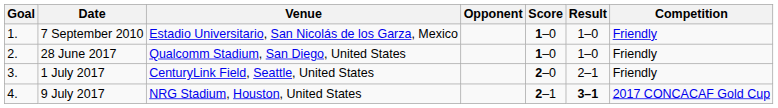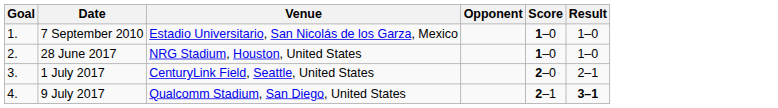- column: (691, 14)
(278, 53) Qualcomm Stadium, San Diego, United States -> (255, 53) NRG Stadium, Houston, United States
(255, 93) NRG Stadium, Houston, United States -> (278, 93) Qualcomm Stadium, San Diego, United States
